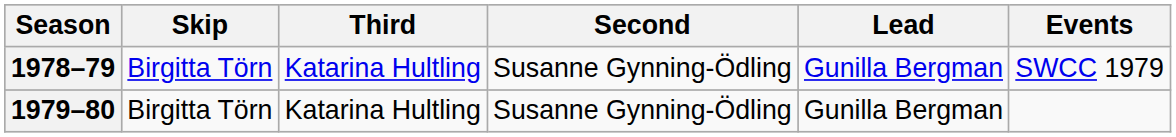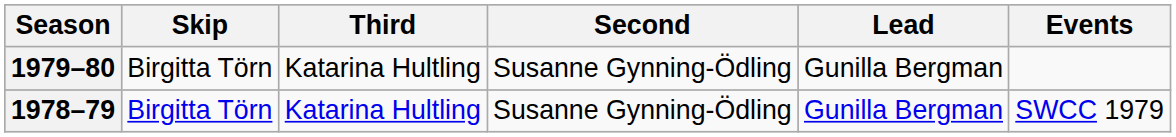rows swapped: (63, 68) <-> (63, 110)
